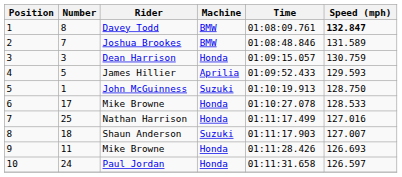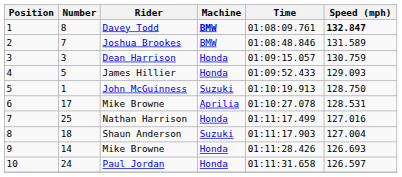(208, 27) normal -> (208, 27) bold
(219, 73) Aprilia -> (214, 73) Honda
(346, 73) 129.593 -> (346, 73) 129.093
(214, 104) Honda -> (219, 104) Aprilia
(346, 104) 128.533 -> (346, 104) 128.531
(346, 134) 127.007 -> (346, 134) 127.004
(66, 149) 11 -> (66, 149) 14
